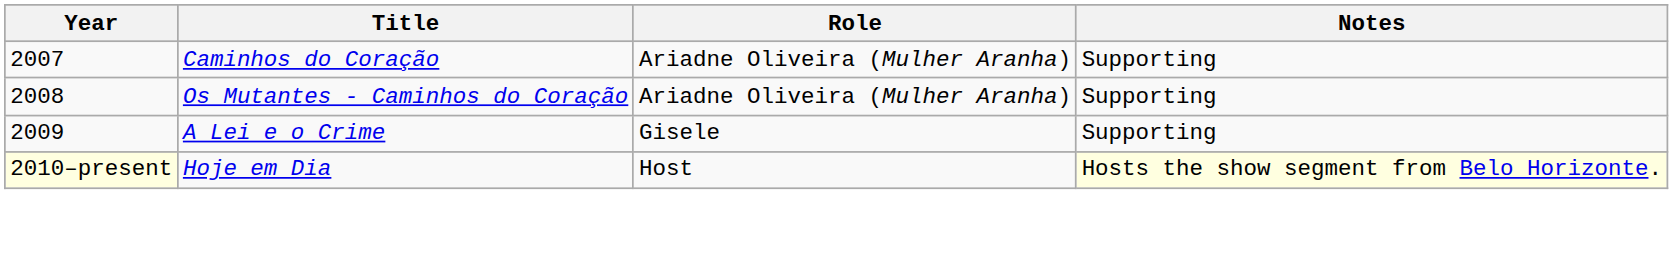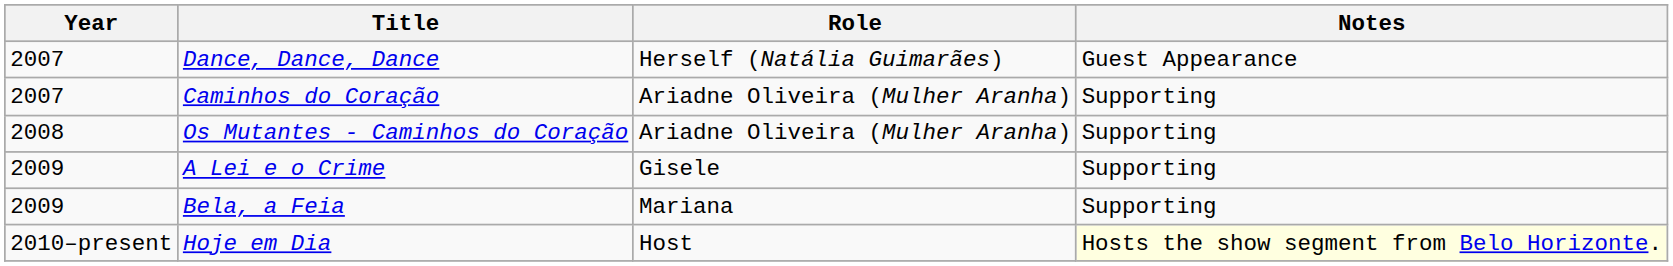+ row: (311, 60)
+ row: (264, 206)
(91, 170) lightyellow background -> (91, 243) no background
